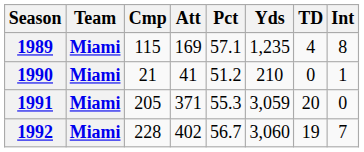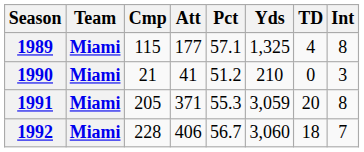(188, 47) 169 -> (188, 47) 177
(270, 47) 1,235 -> (270, 47) 1,325
(343, 75) 1 -> (343, 75) 3
(343, 103) 0 -> (343, 103) 8
(188, 132) 402 -> (188, 132) 406
(311, 132) 19 -> (311, 132) 18
